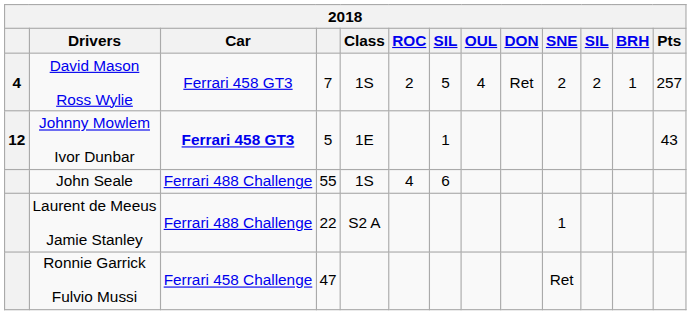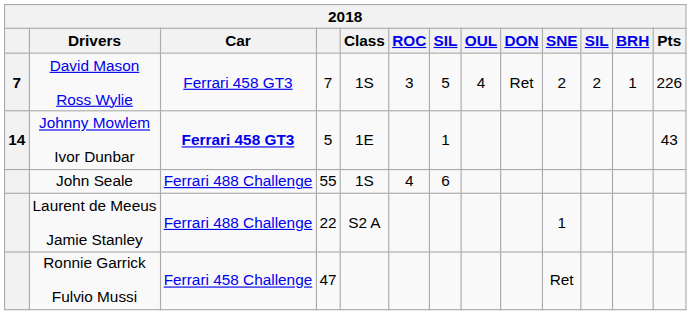(17, 82) 4 -> (17, 82) 7
(409, 82) 2 -> (409, 82) 3
(669, 82) 257 -> (669, 82) 226
(17, 140) 12 -> (17, 140) 14
